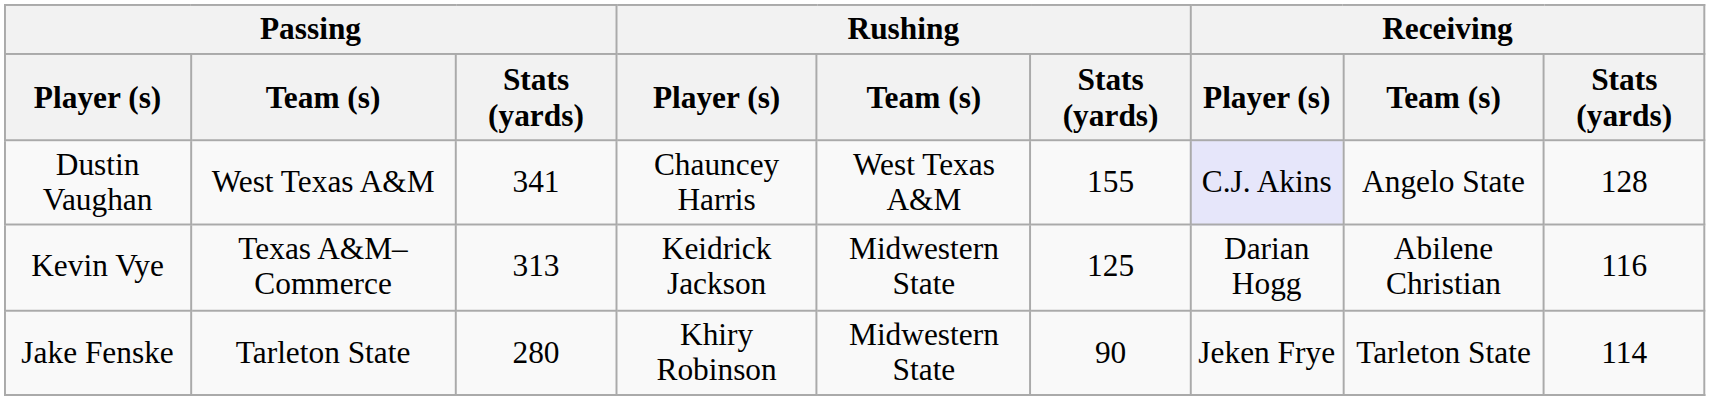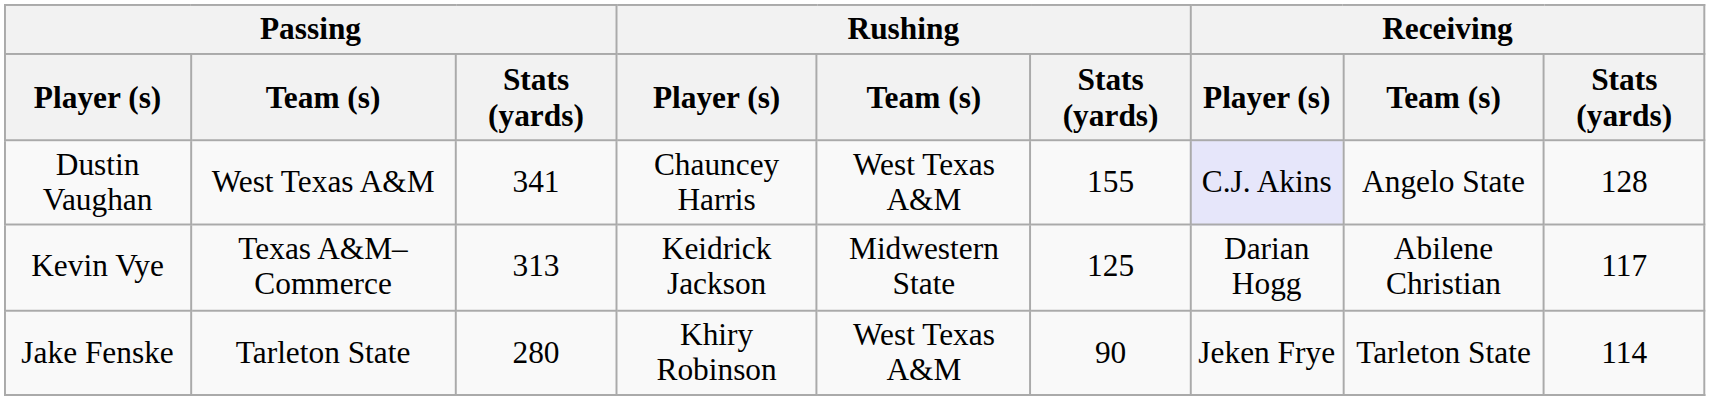(1624, 266) 116 -> (1624, 266) 117
(924, 351) Midwestern State -> (924, 351) West Texas A&M
